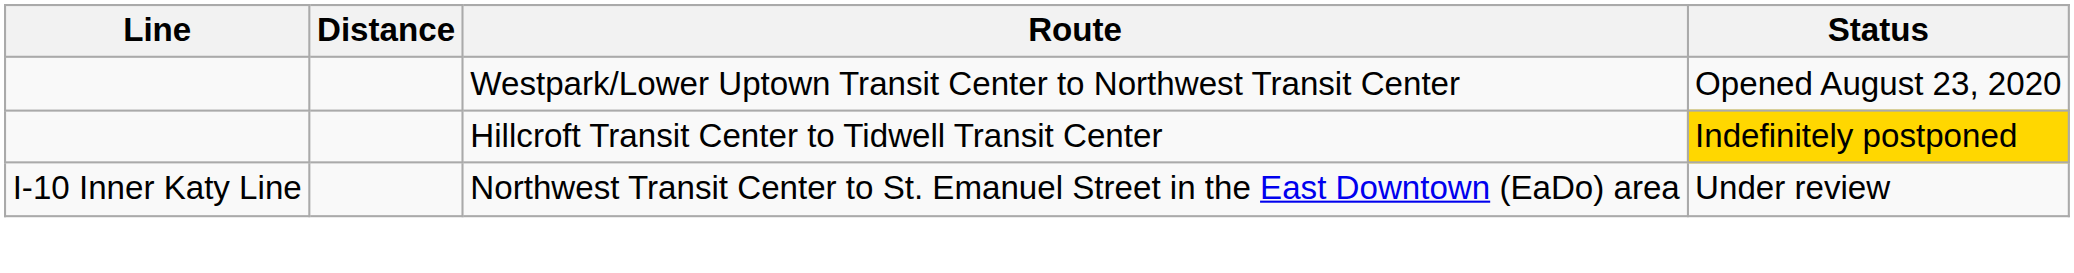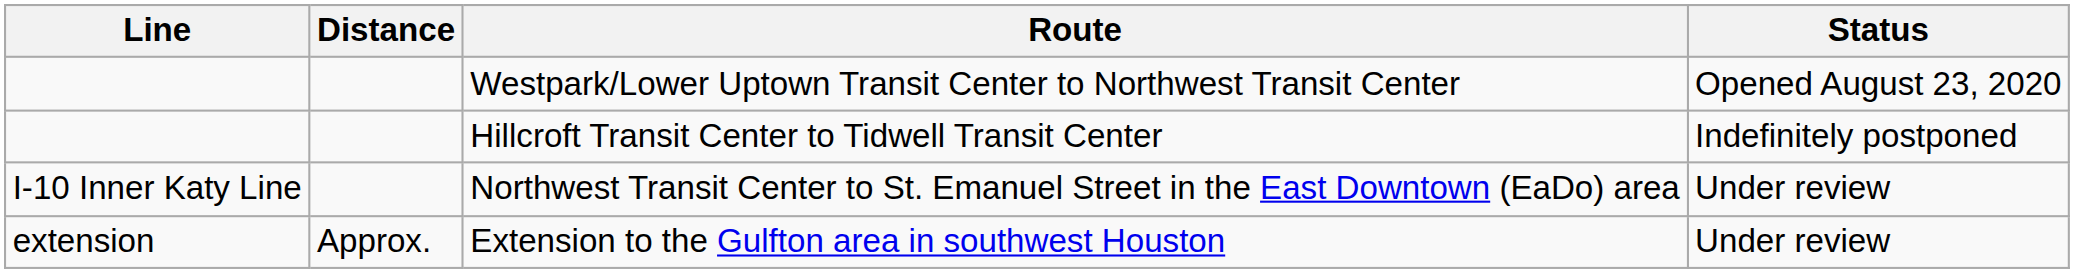(1856, 135) gold background -> (1856, 135) no background
+ row: (848, 240)
